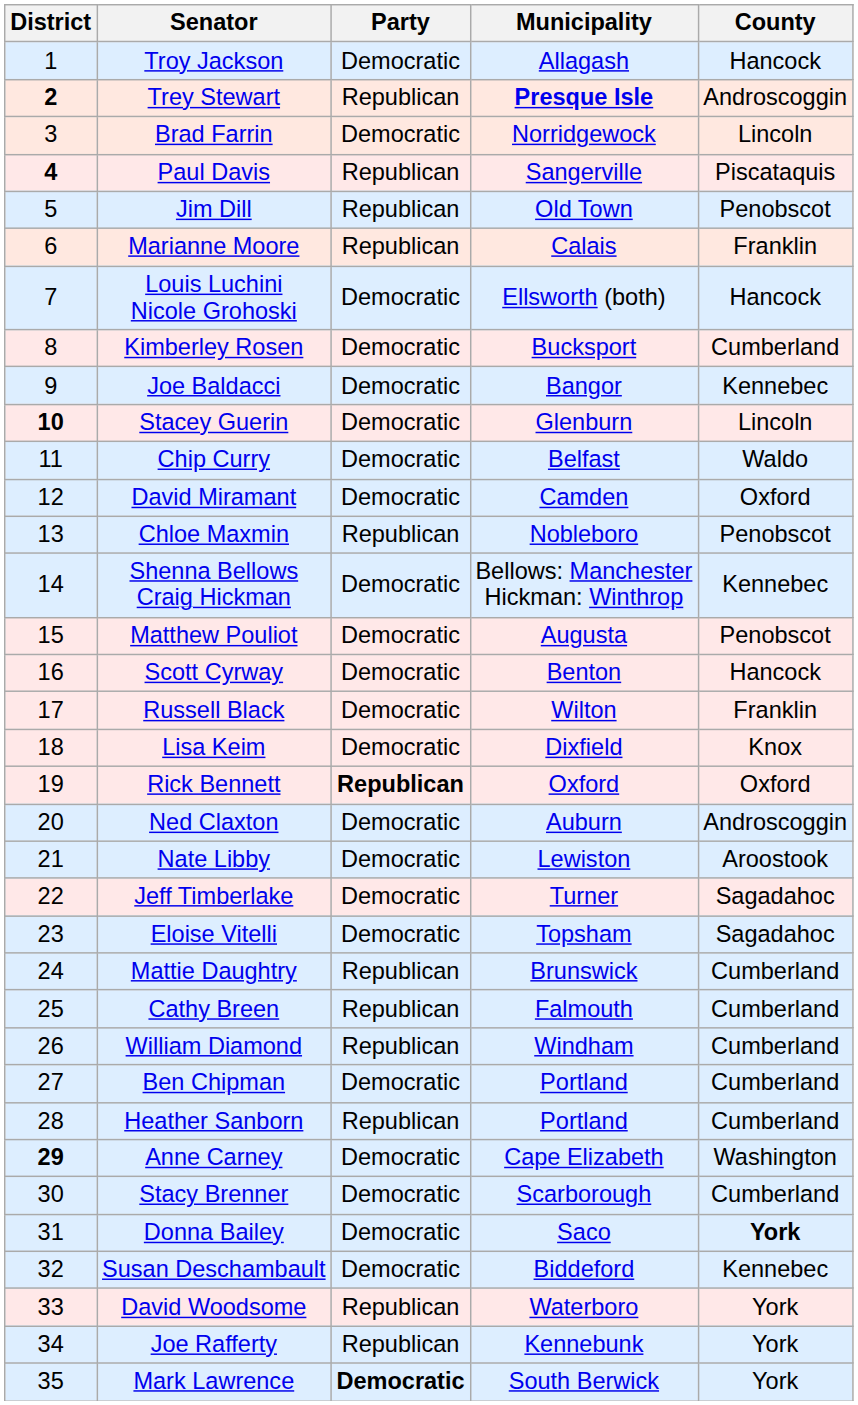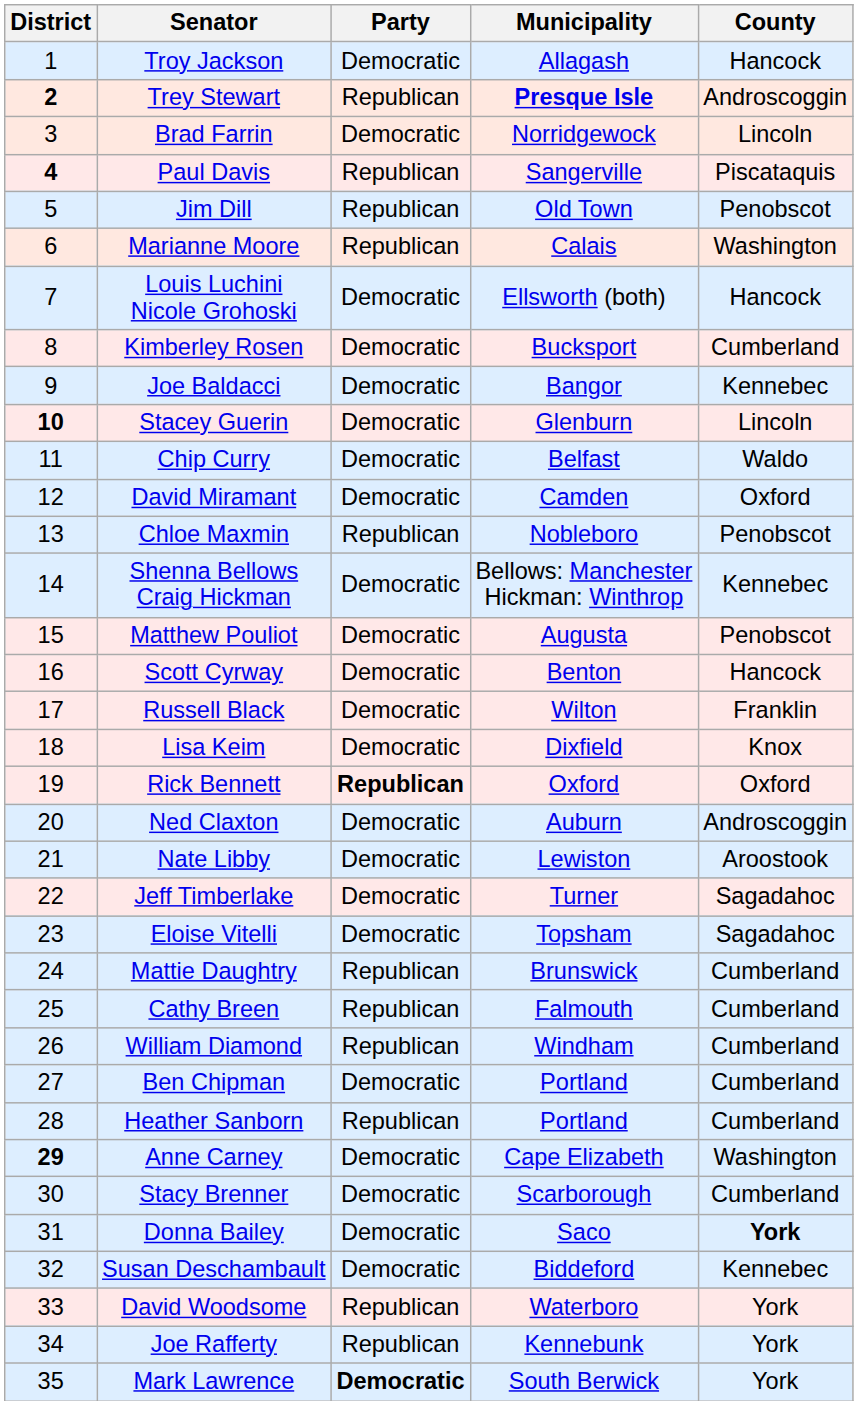(775, 246) Franklin -> (775, 246) Washington
